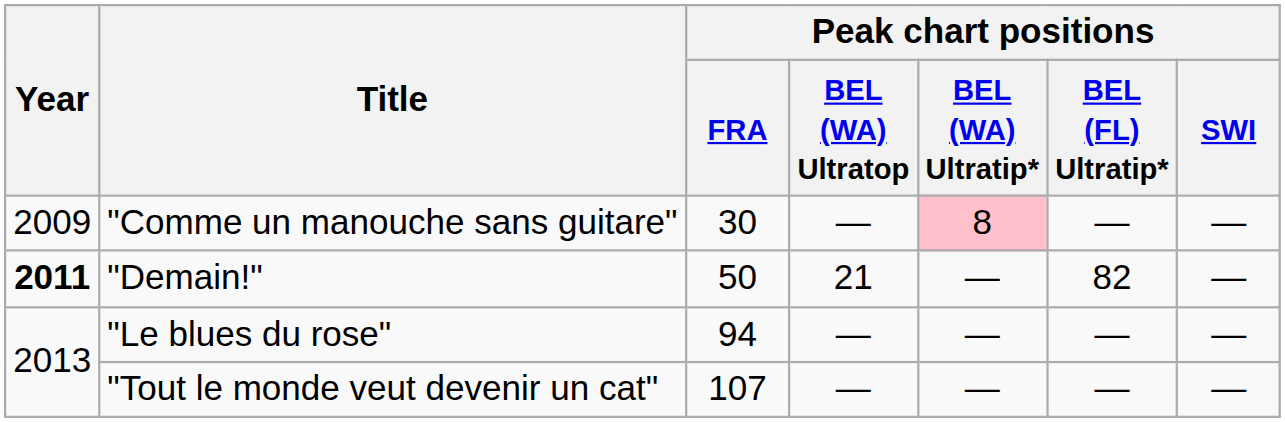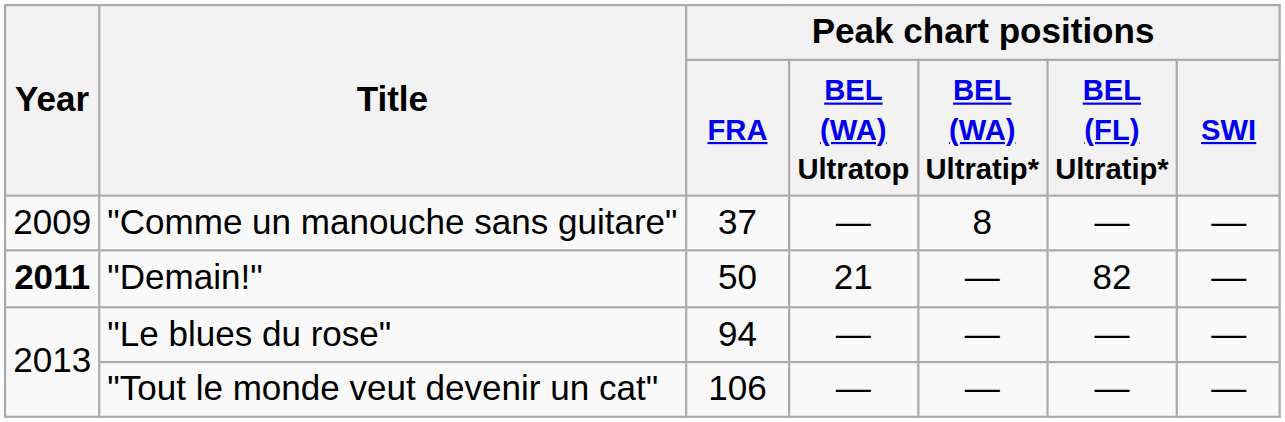(737, 222) 30 -> (737, 222) 37
(982, 222) pink background -> (982, 222) no background
(737, 388) 107 -> (737, 388) 106
